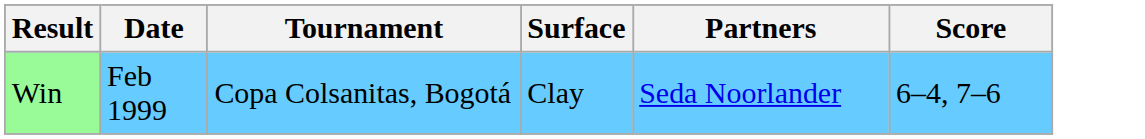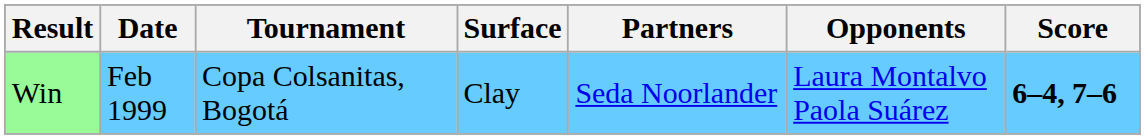+ column: (896, 28)
(948, 92) normal -> (1065, 92) bold
